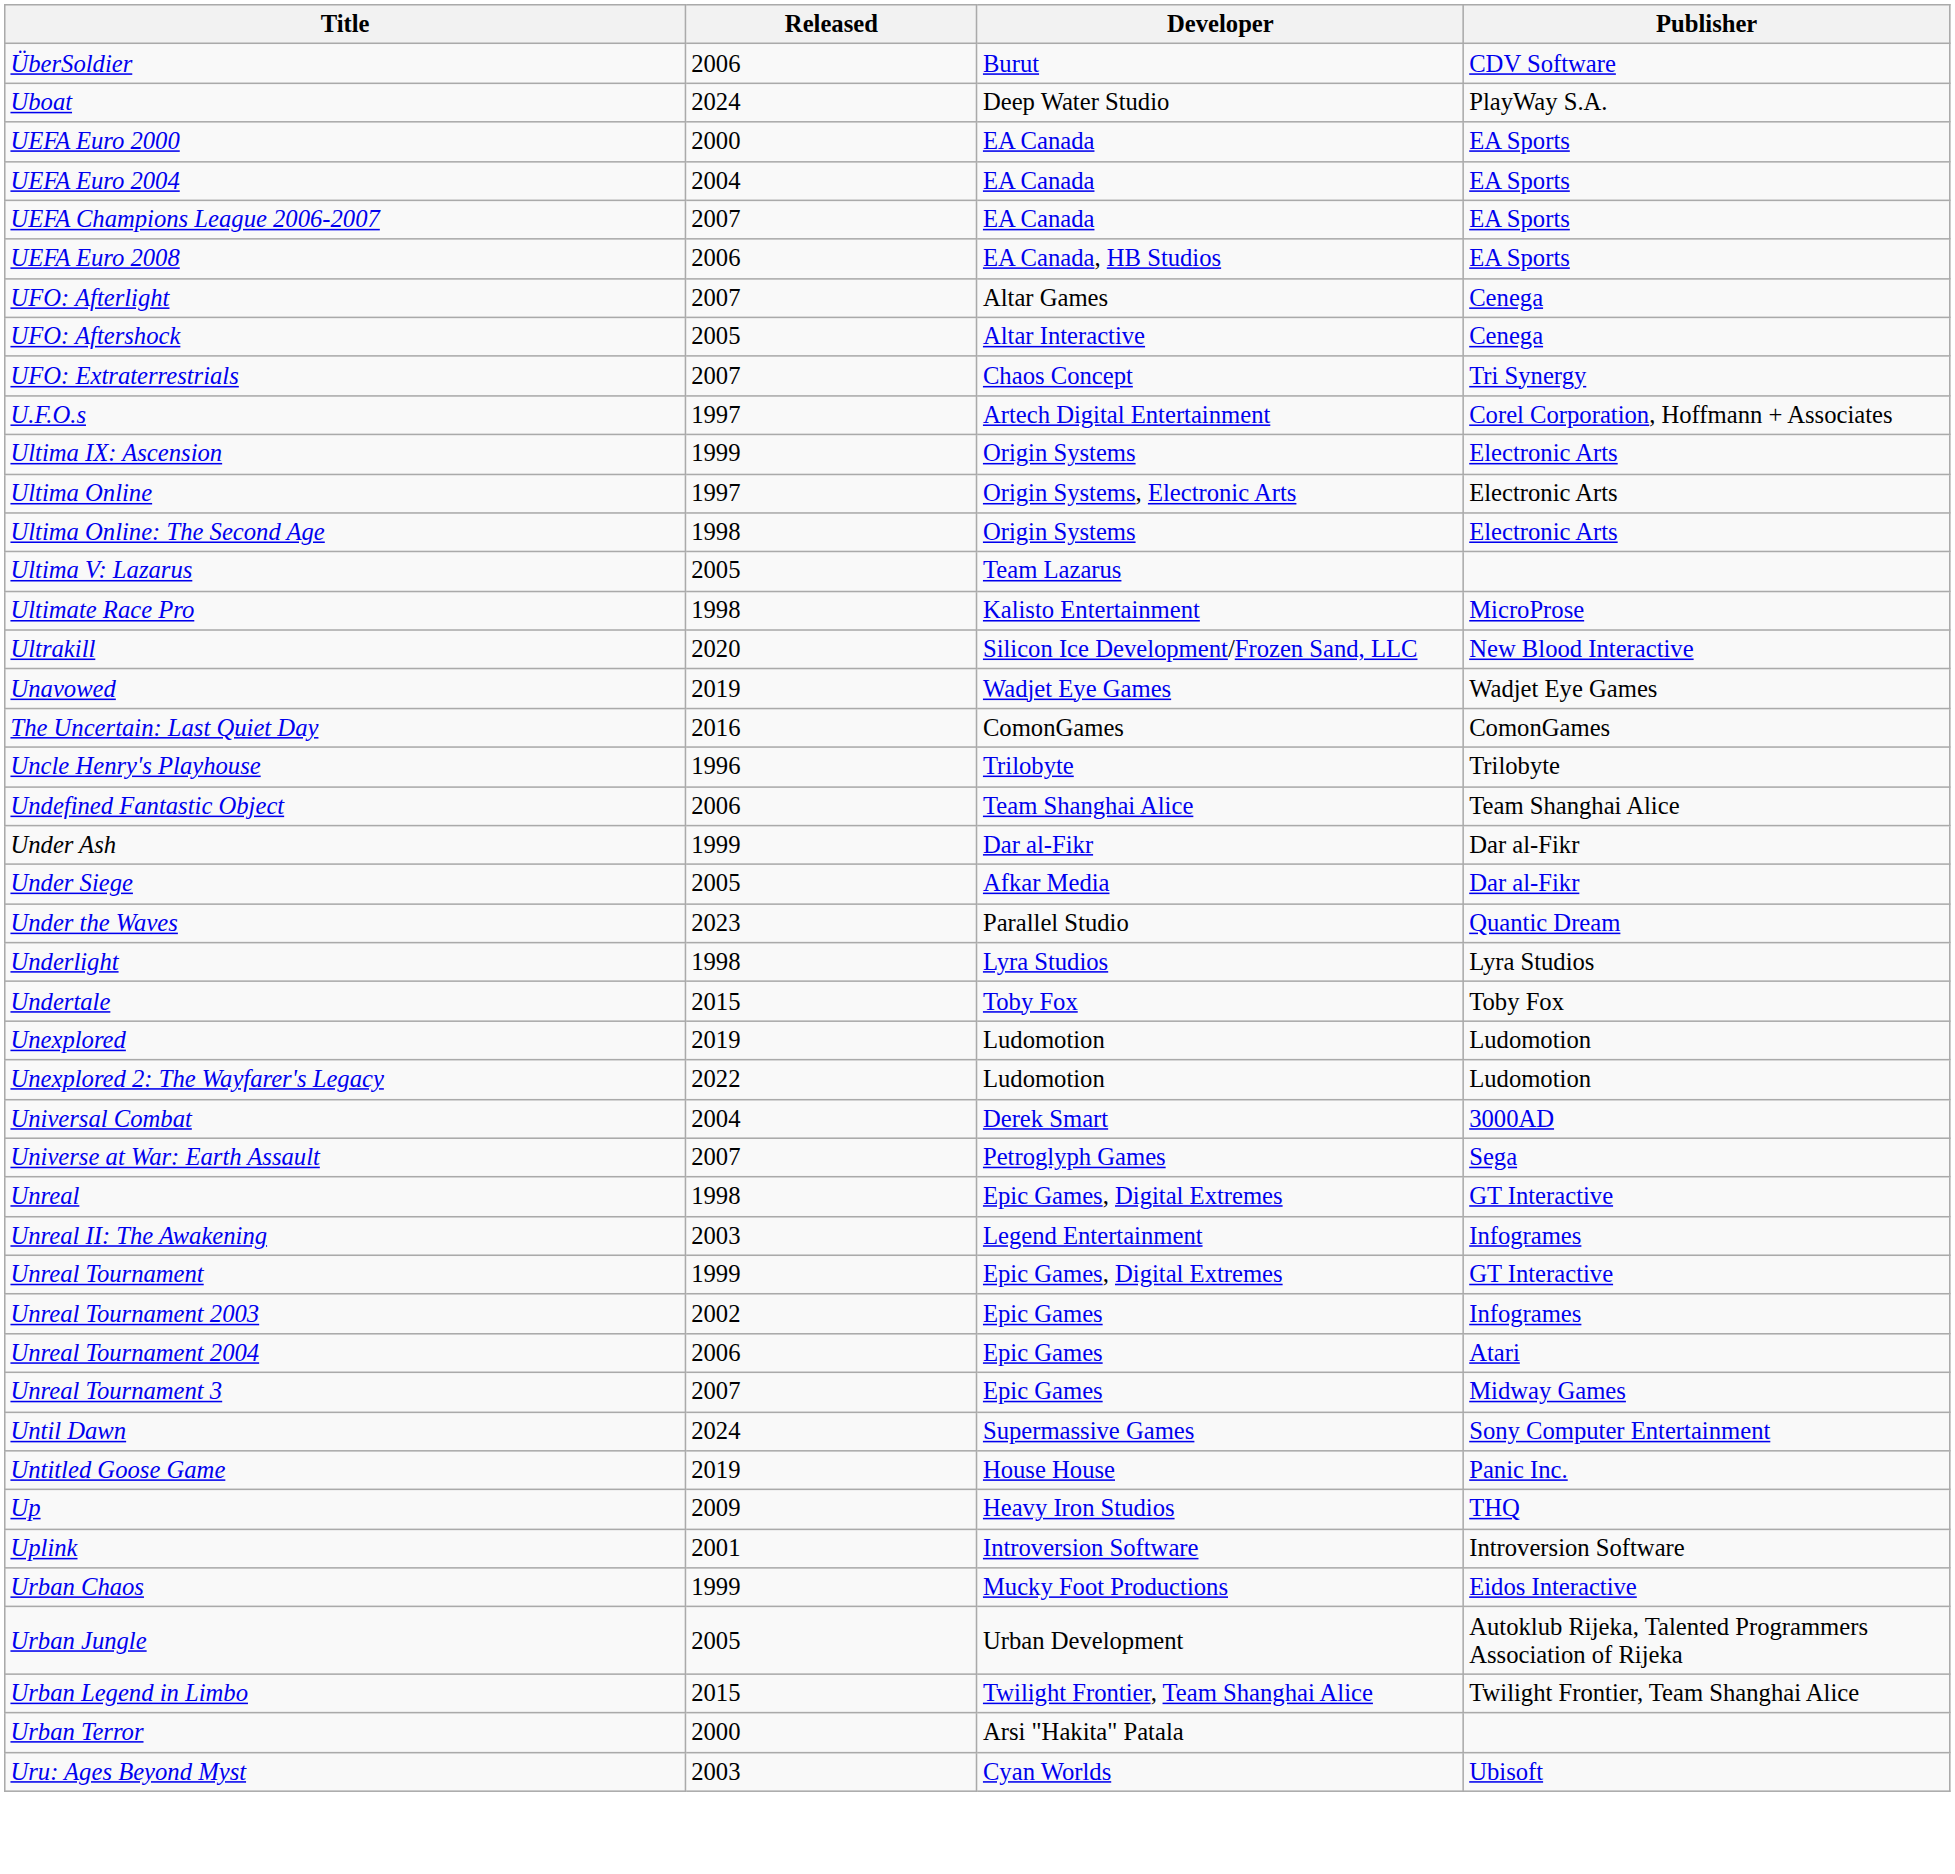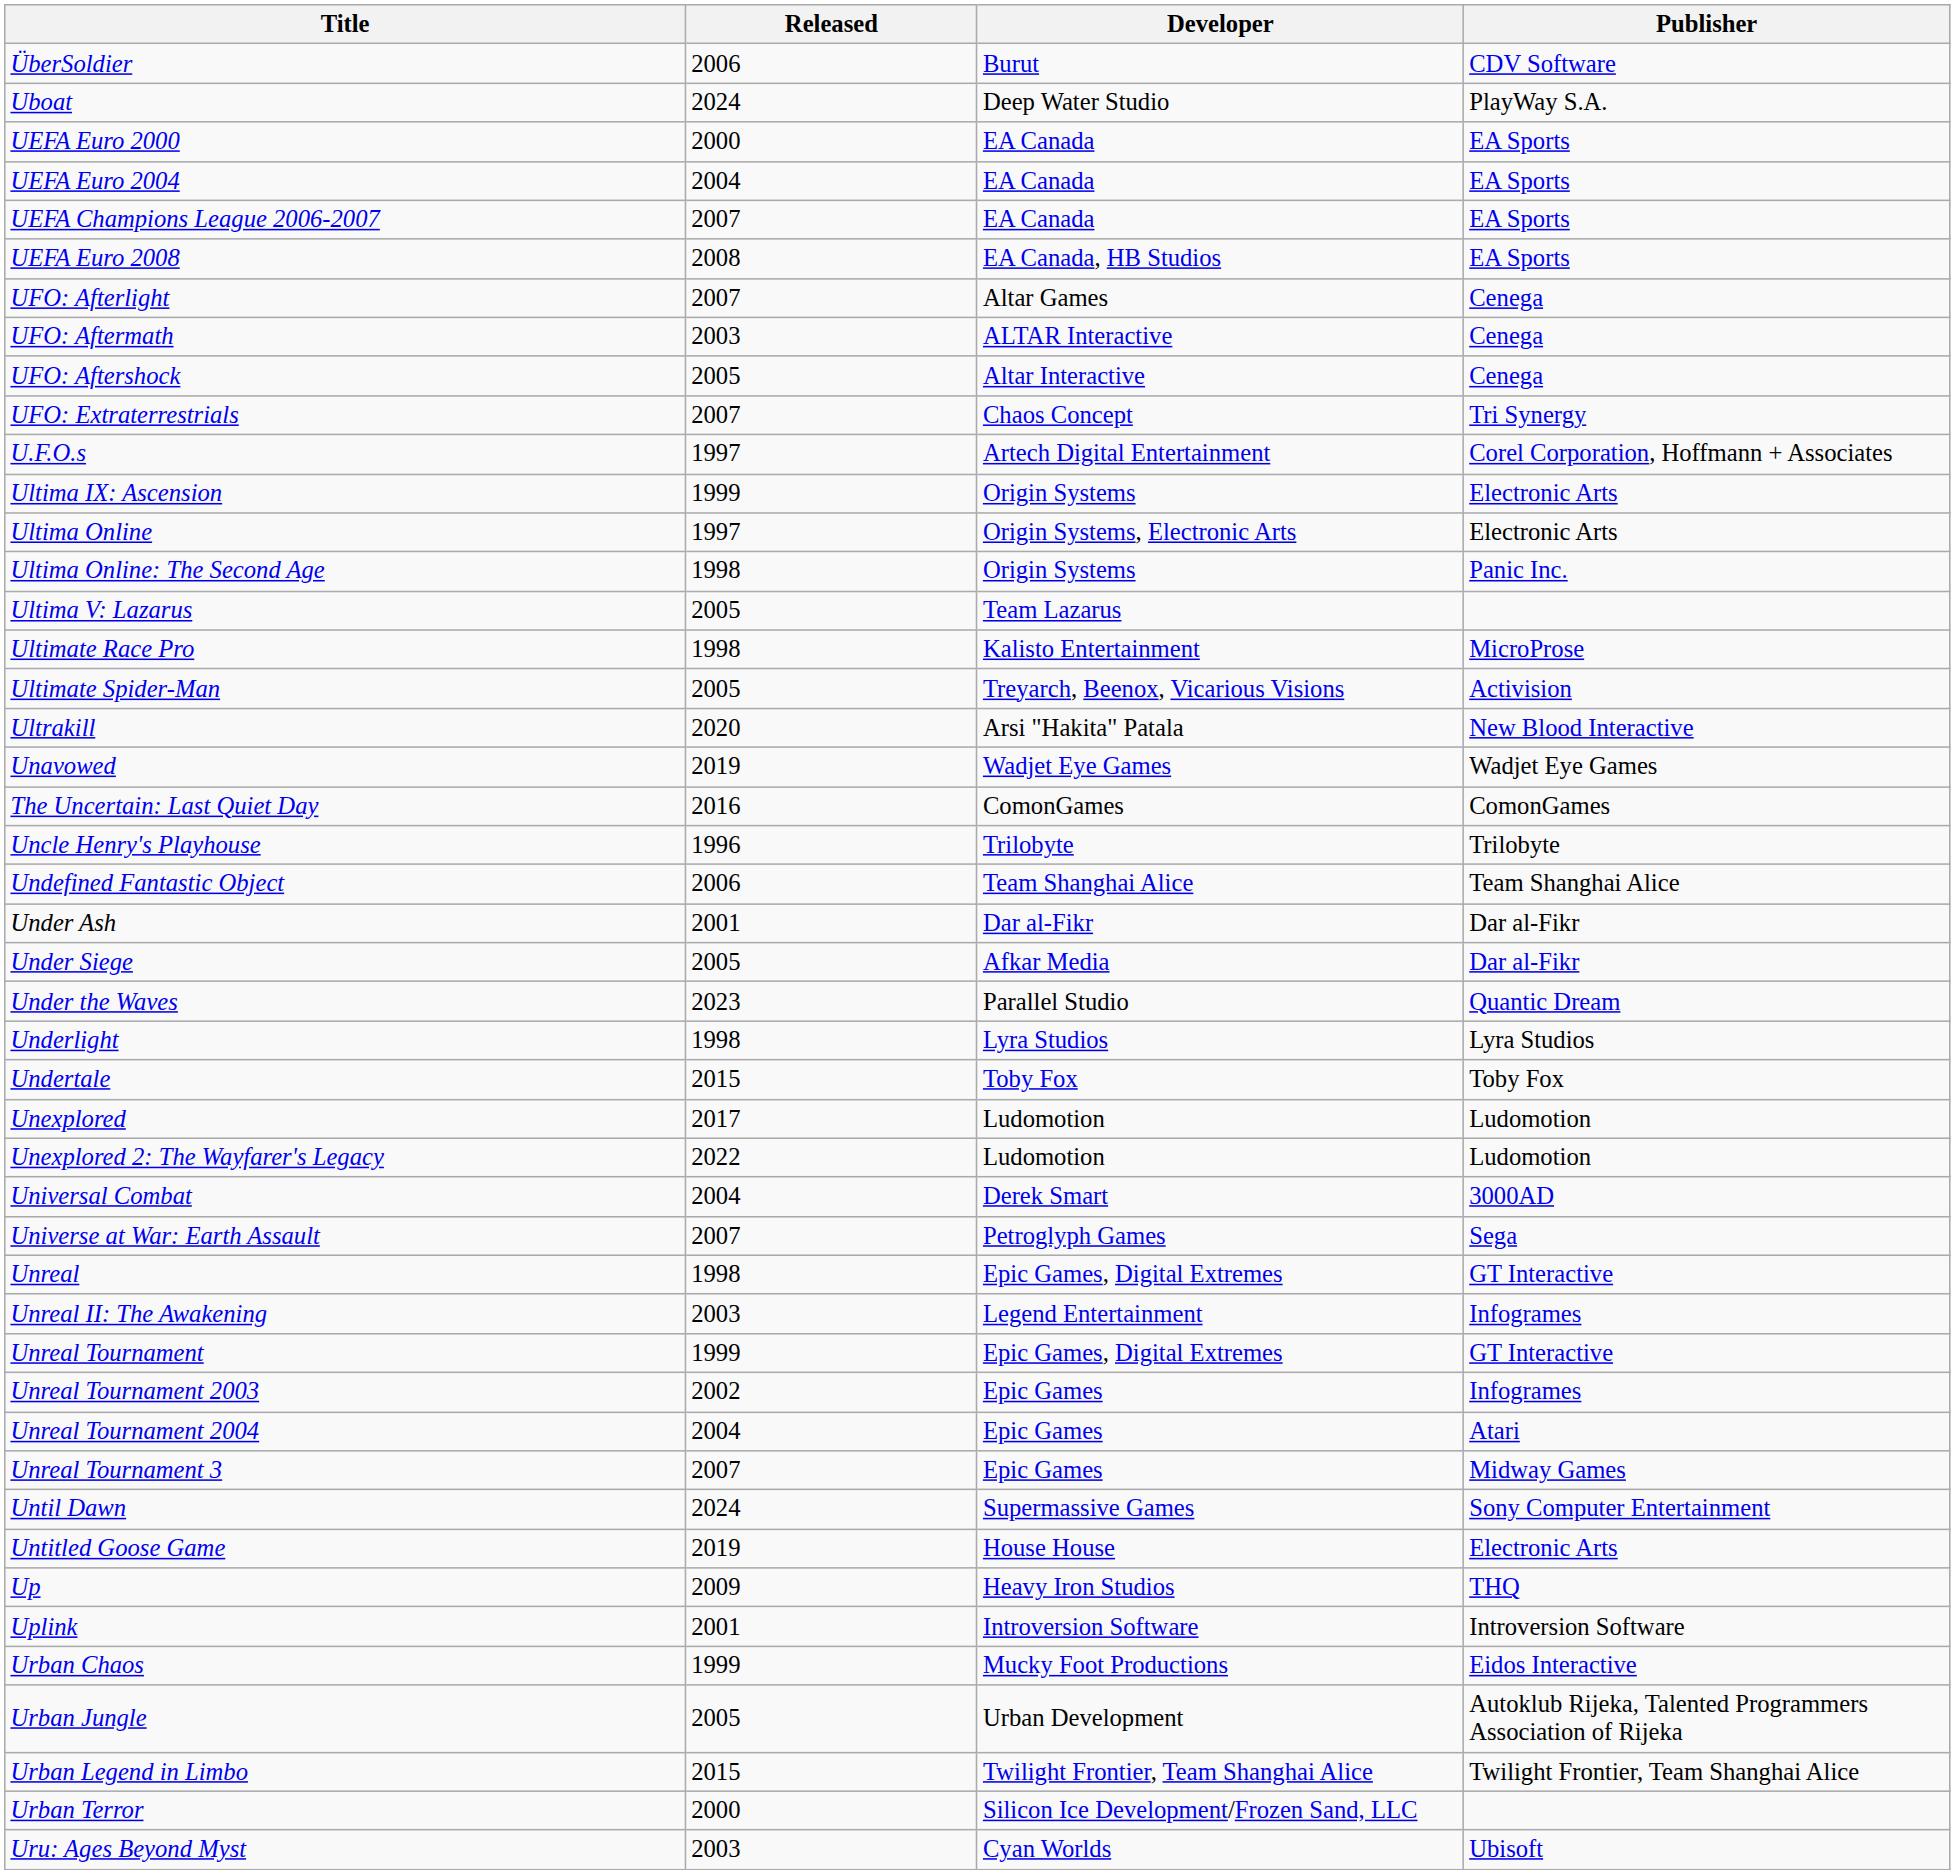(716, 258) 2006 -> (716, 258) 2008
+ row: (92, 336)
(1543, 532) Electronic Arts -> (1518, 571) Panic Inc.
+ row: (115, 688)
(1200, 649) Silicon Ice Development/Frozen Sand, LLC -> (1083, 727) Arsi "Hakita" Patala
(716, 844) 1999 -> (716, 922) 2001
(716, 1040) 2019 -> (716, 1118) 2017
(716, 1352) 2006 -> (716, 1430) 2004
(1518, 1469) Panic Inc. -> (1543, 1548) Electronic Arts
(1083, 1732) Arsi "Hakita" Patala -> (1200, 1810) Silicon Ice Development/Frozen Sand, LLC
